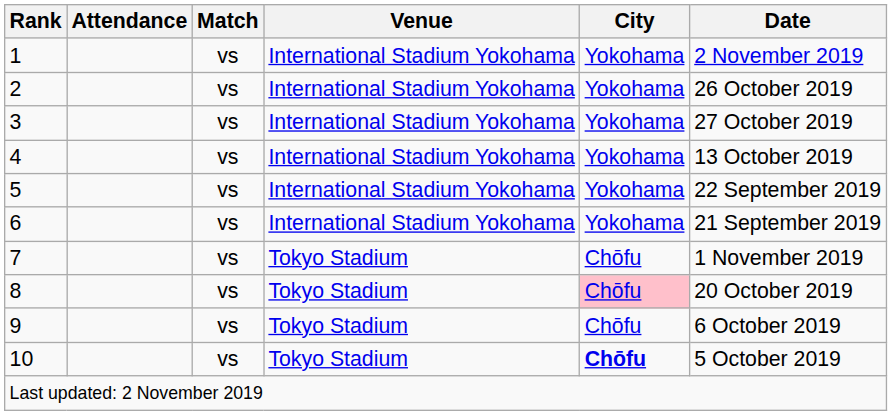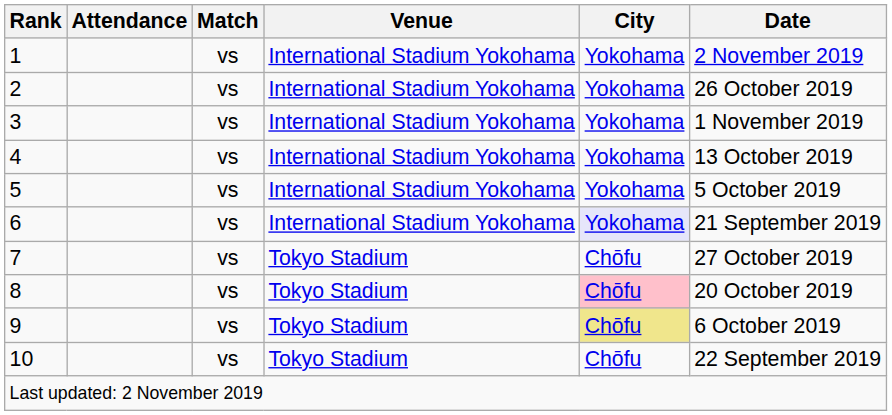(773, 122) 27 October 2019 -> (779, 122) 1 November 2019
(788, 190) 22 September 2019 -> (768, 190) 5 October 2019
(635, 223) no background -> (635, 223) lavender background
(779, 257) 1 November 2019 -> (773, 257) 27 October 2019
(613, 325) no background -> (613, 325) khaki background
(615, 358) bold -> (613, 358) normal
(768, 358) 5 October 2019 -> (788, 358) 22 September 2019
